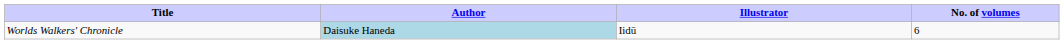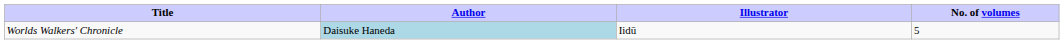(917, 30) 6 -> (917, 30) 5
